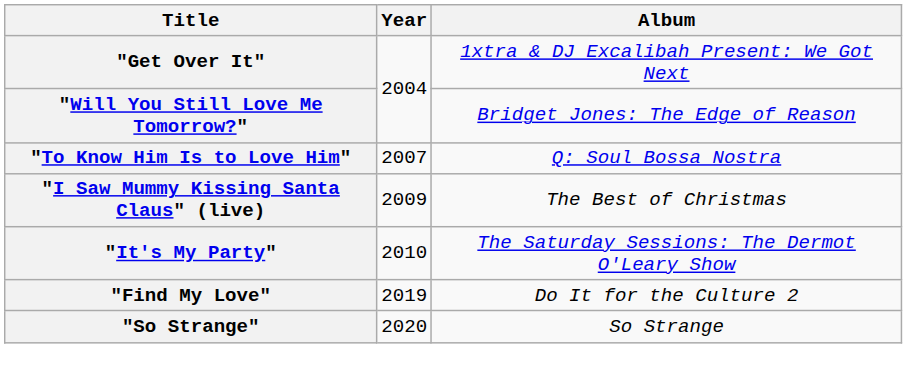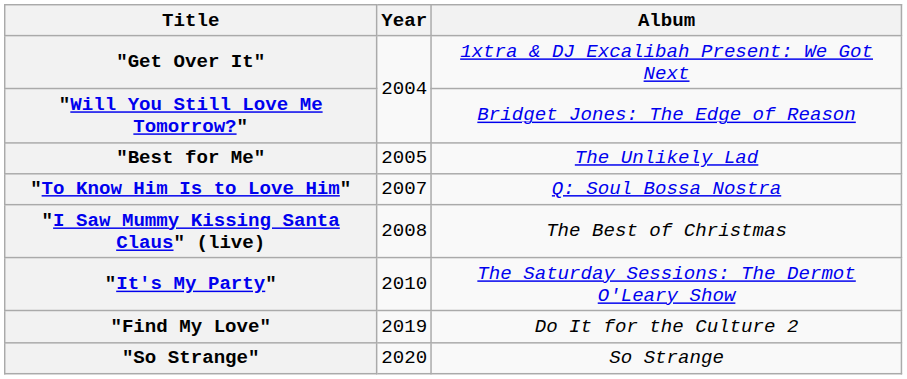+ row: (191, 158)
(404, 200) 2009 -> (404, 231) 2008
